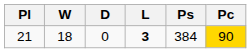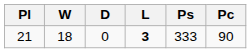(186, 36) 384 -> (186, 36) 333
(226, 36) gold background -> (226, 36) no background
